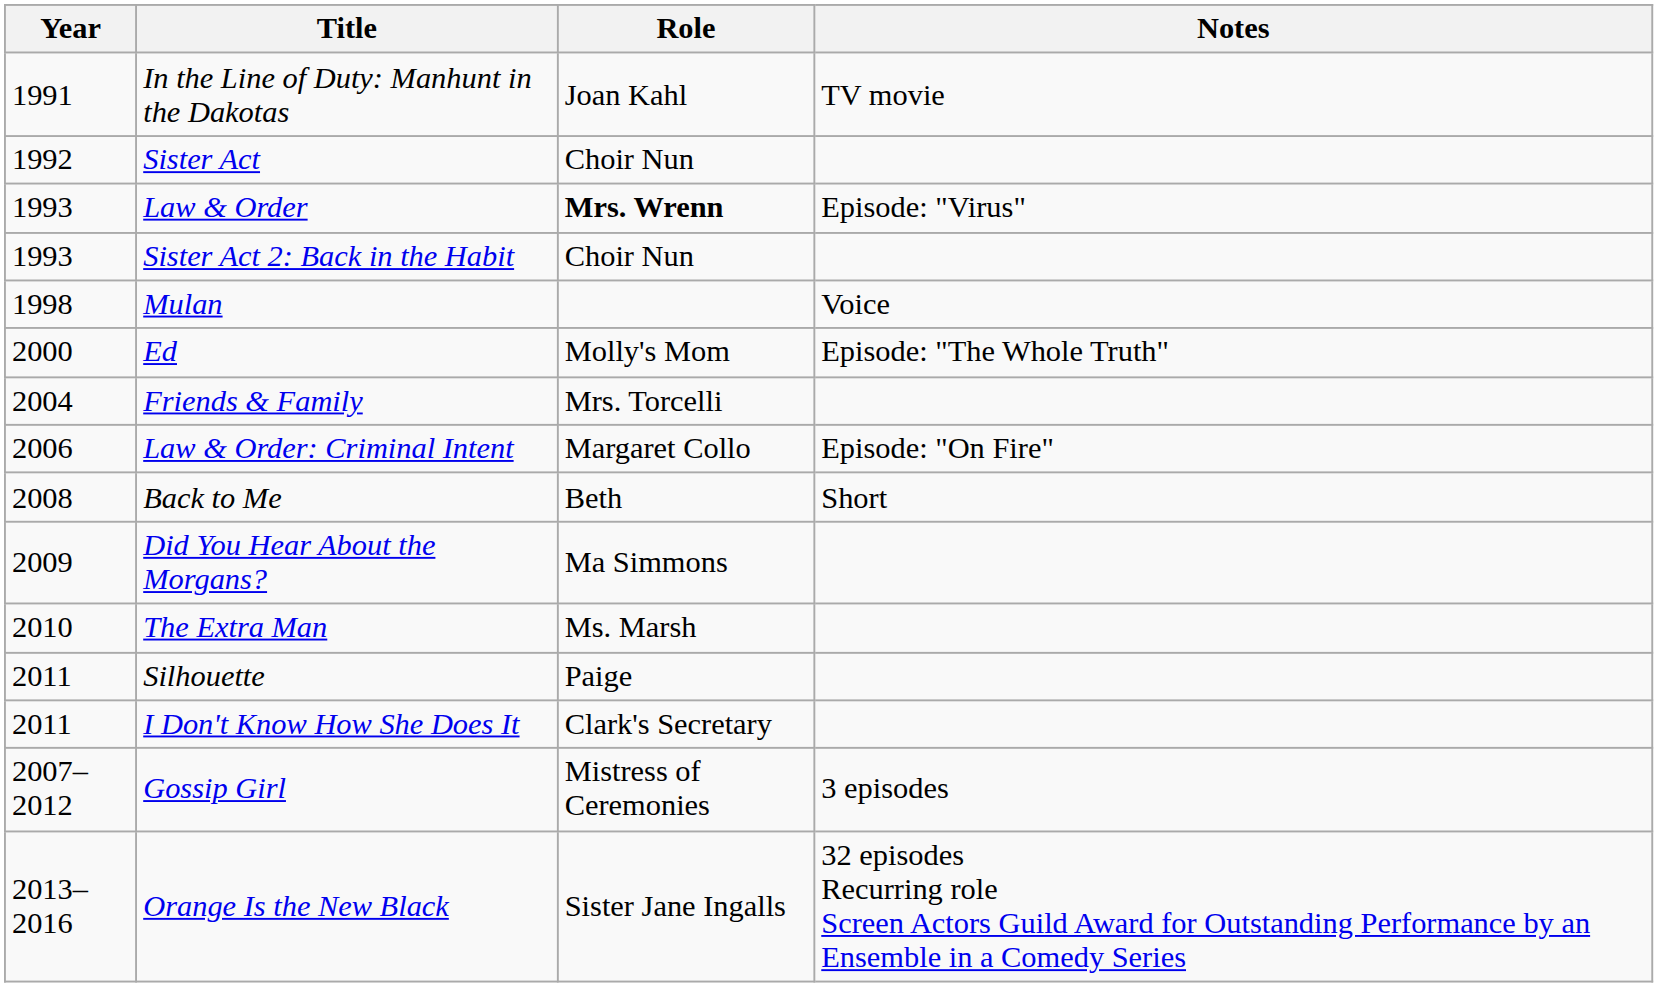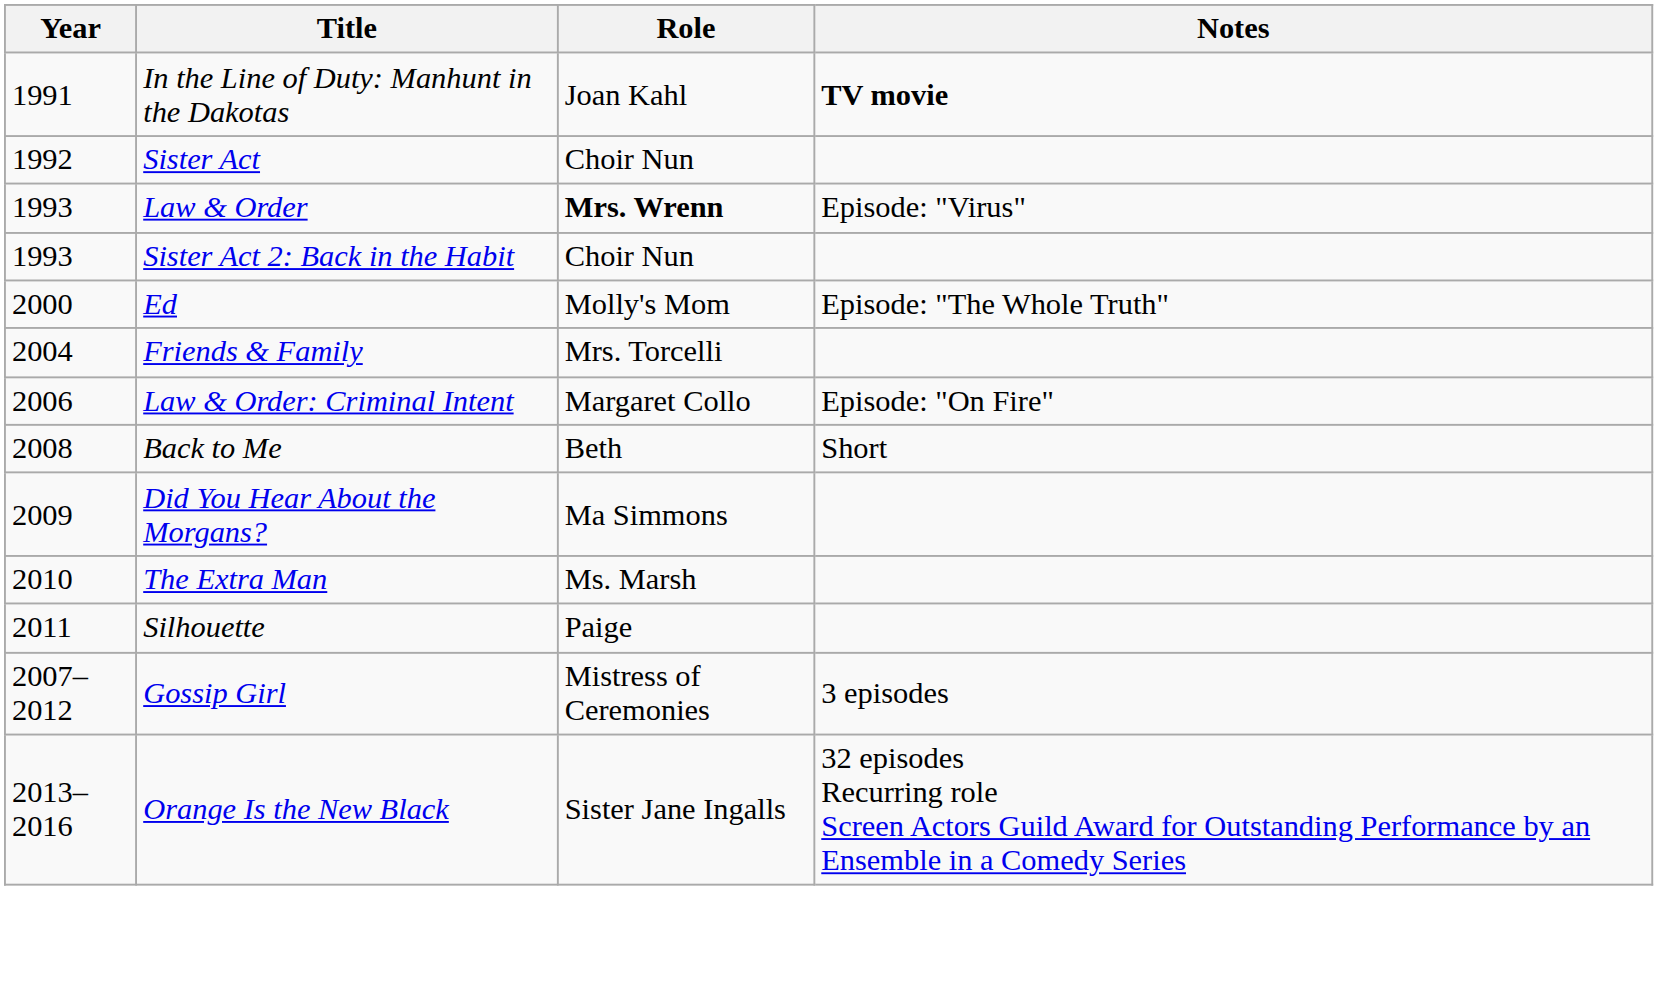(883, 93) normal -> (885, 93) bold
- row: (183, 303)
- row: (331, 723)
